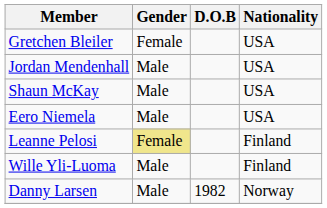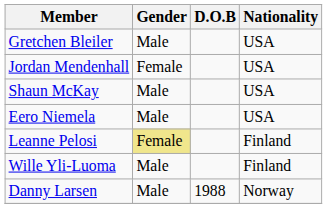(160, 41) Female -> (153, 41) Male
(153, 66) Male -> (160, 66) Female
(210, 191) 1982 -> (210, 191) 1988
